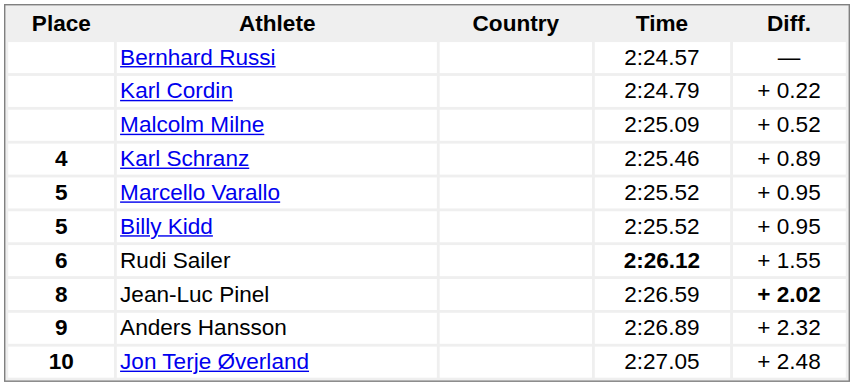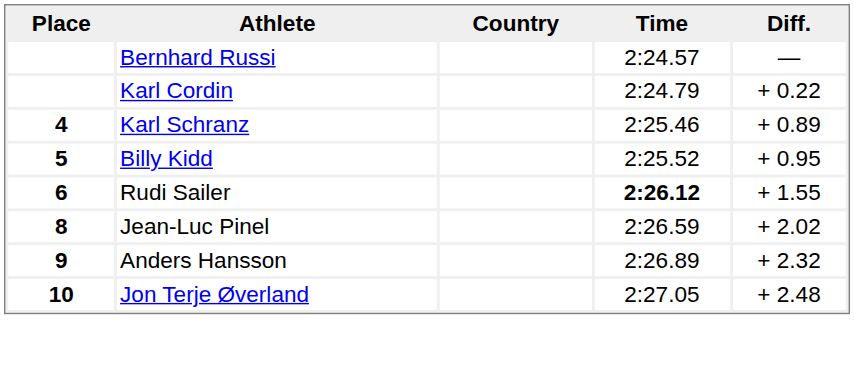- row: (192, 125)
- row: (200, 192)
(789, 294) bold -> (789, 226) normal
